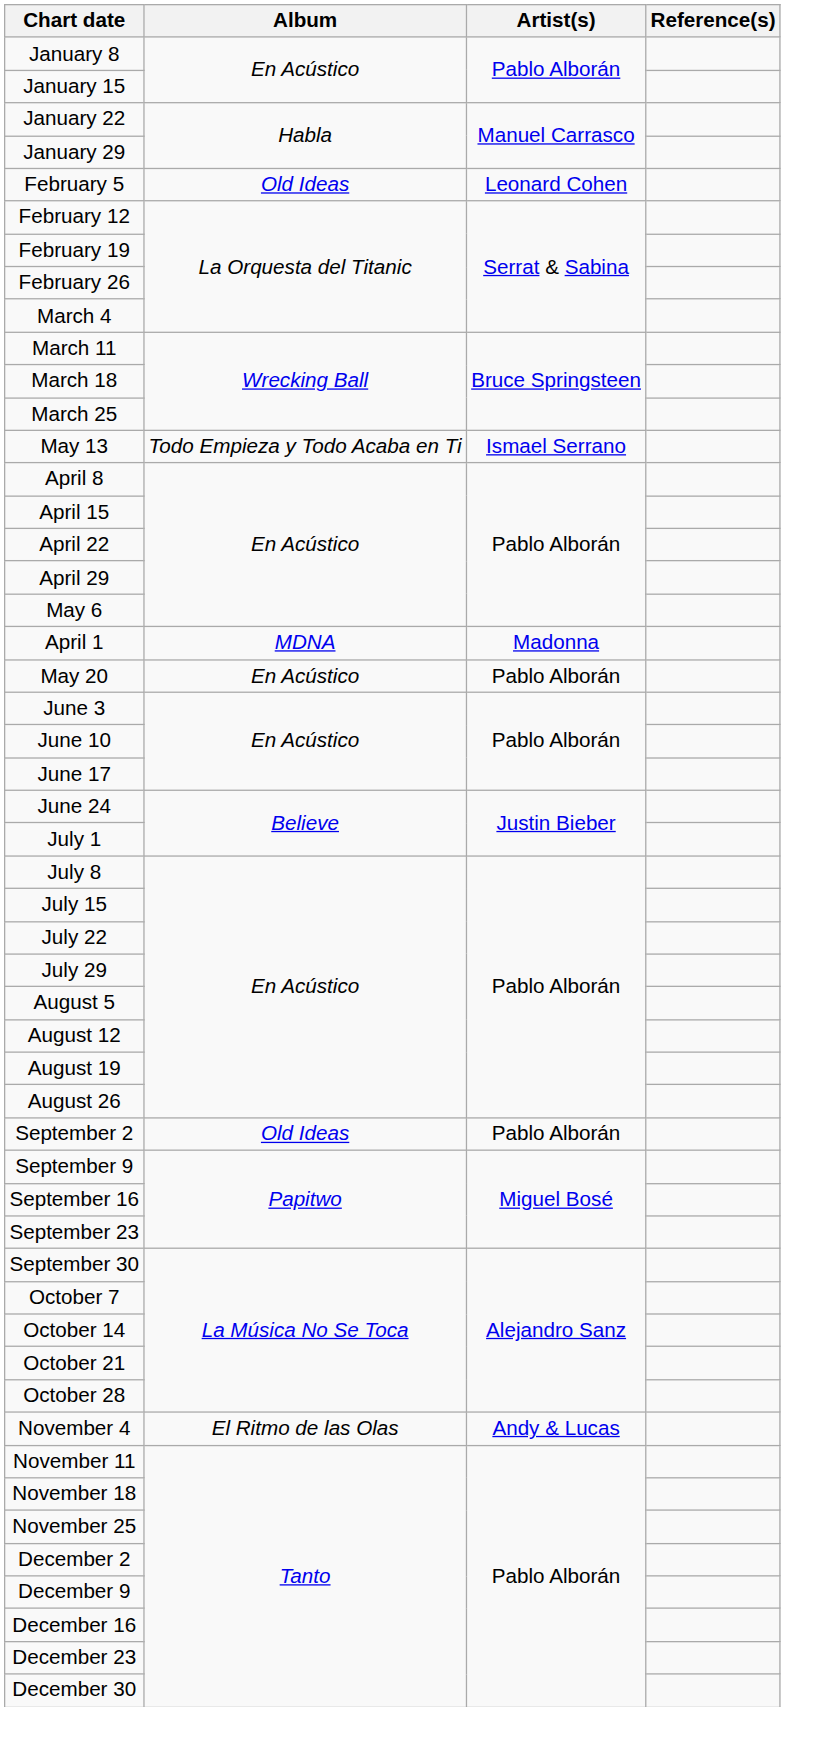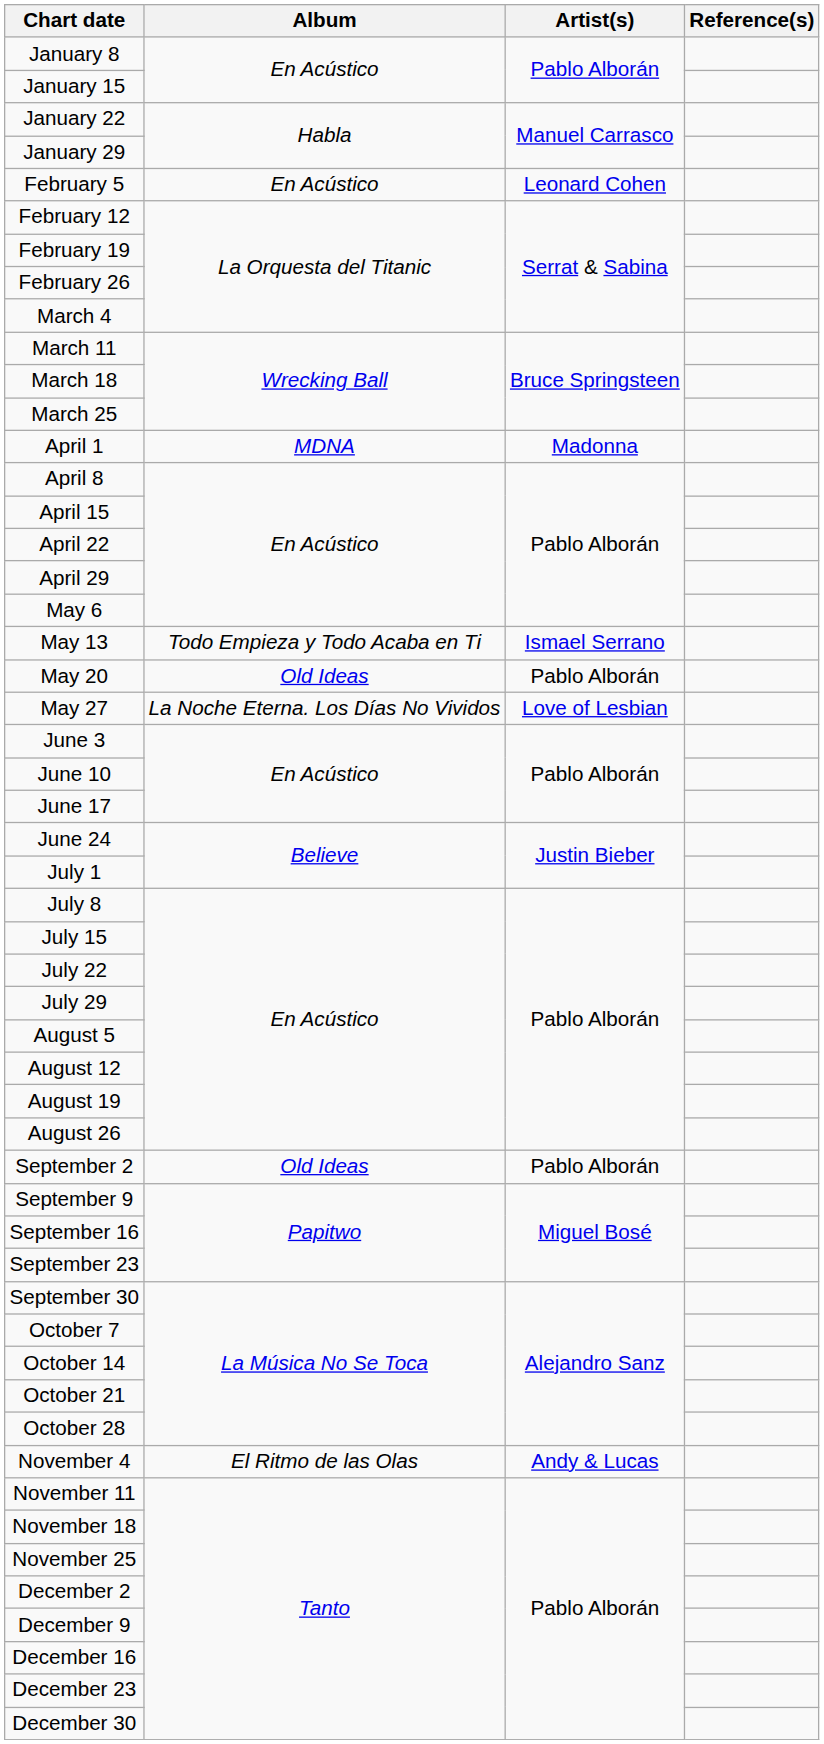(305, 184) Old Ideas -> (324, 184) En Acústico
rows swapped: (74, 642) <-> (74, 446)
(305, 675) En Acústico -> (324, 675) Old Ideas
+ row: (74, 708)
